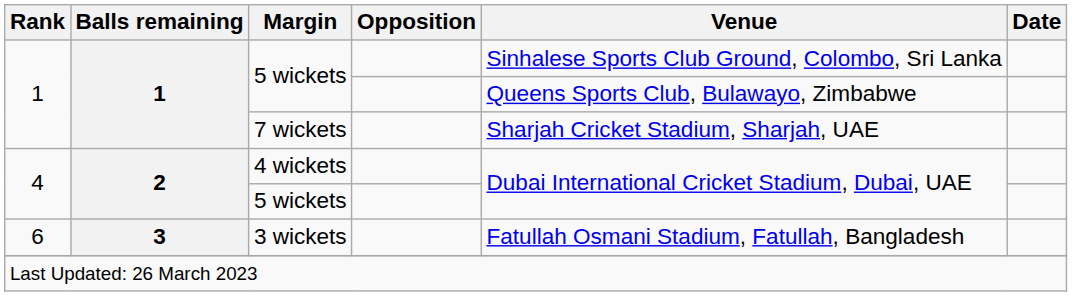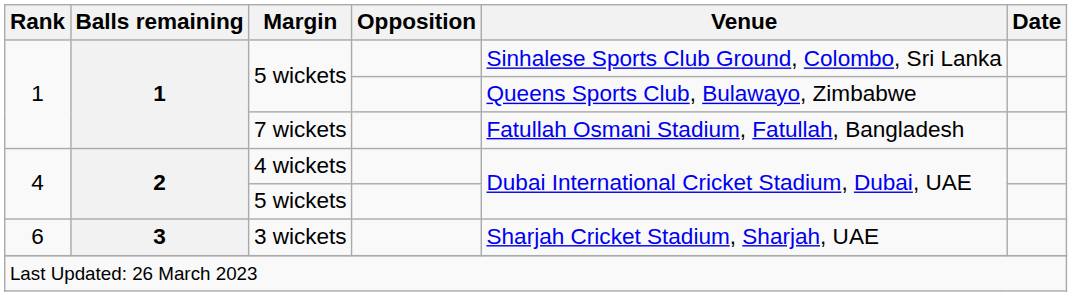(683, 129) Sharjah Cricket Stadium, Sharjah, UAE -> (725, 129) Fatullah Osmani Stadium, Fatullah, Bangladesh
(725, 237) Fatullah Osmani Stadium, Fatullah, Bangladesh -> (683, 237) Sharjah Cricket Stadium, Sharjah, UAE
